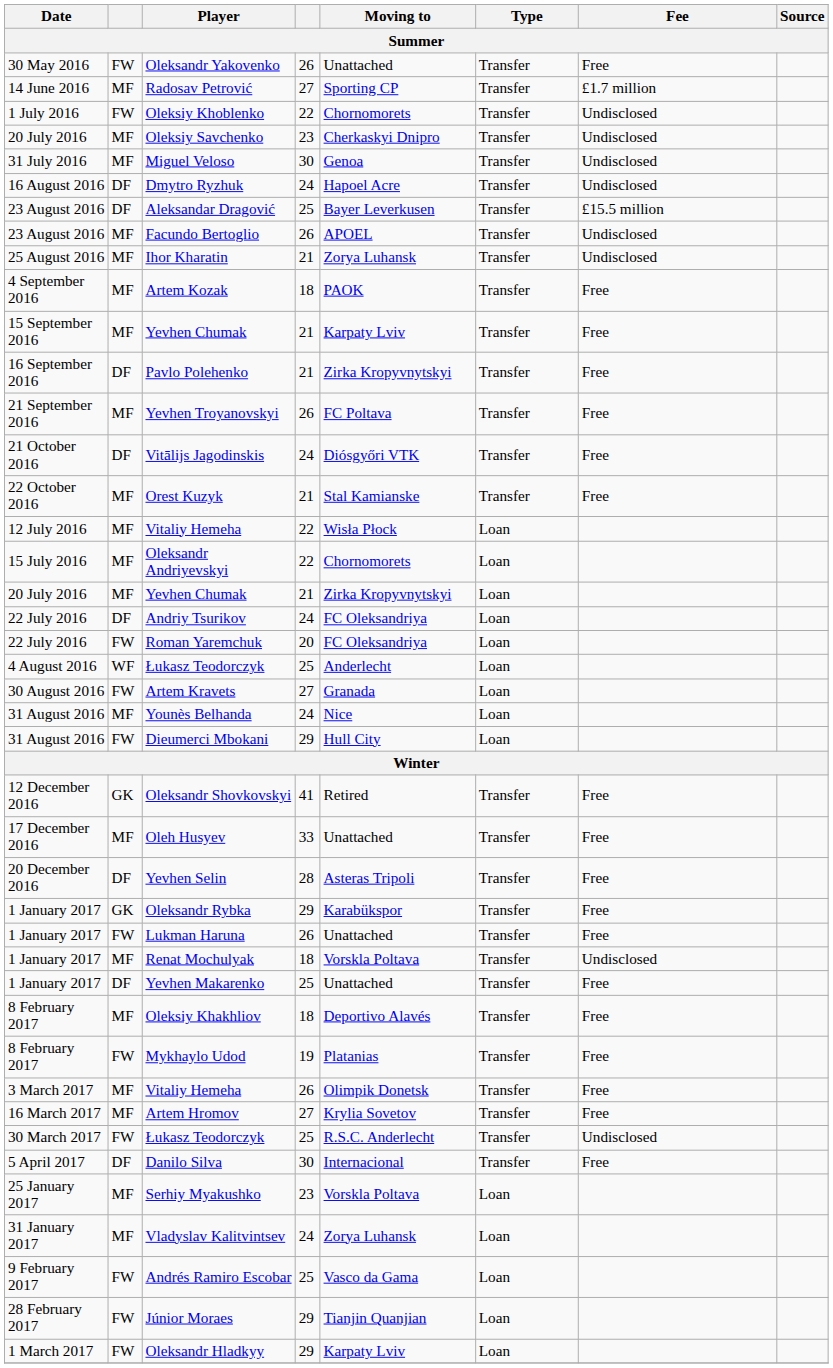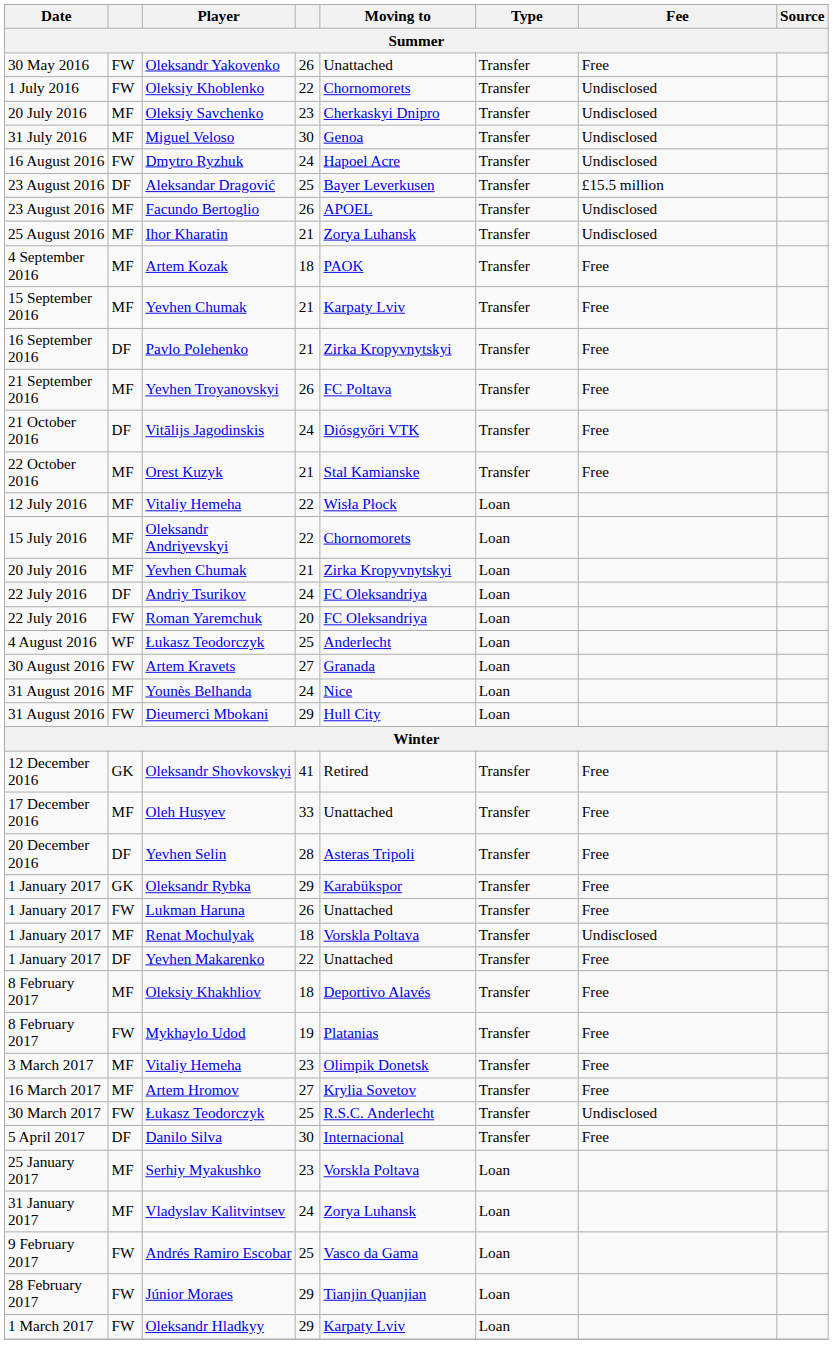- row: (49, 88)
(121, 185) DF -> (123, 161) FW
(306, 983) 25 -> (306, 958) 22
(306, 1089) 26 -> (306, 1065) 23
